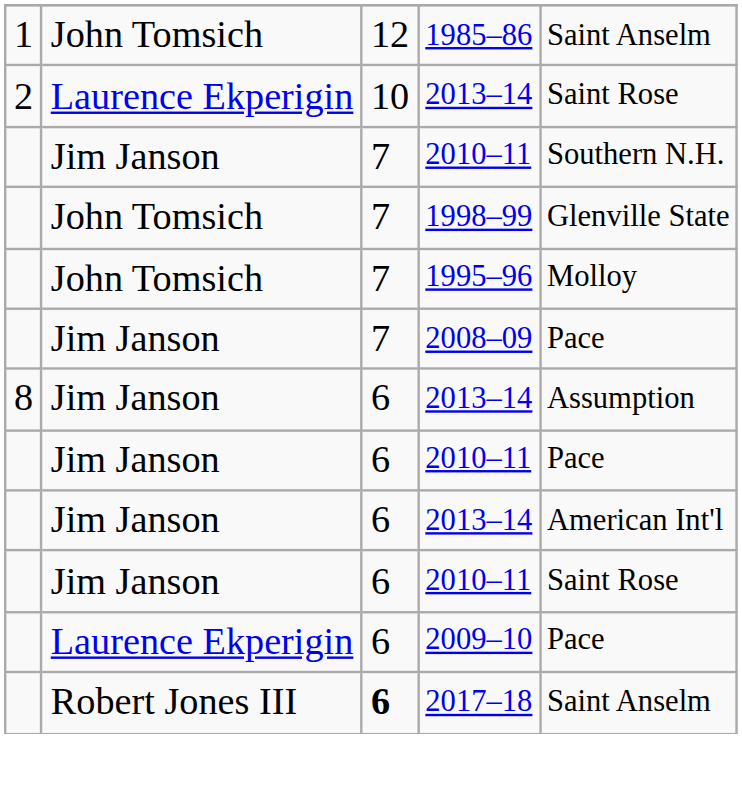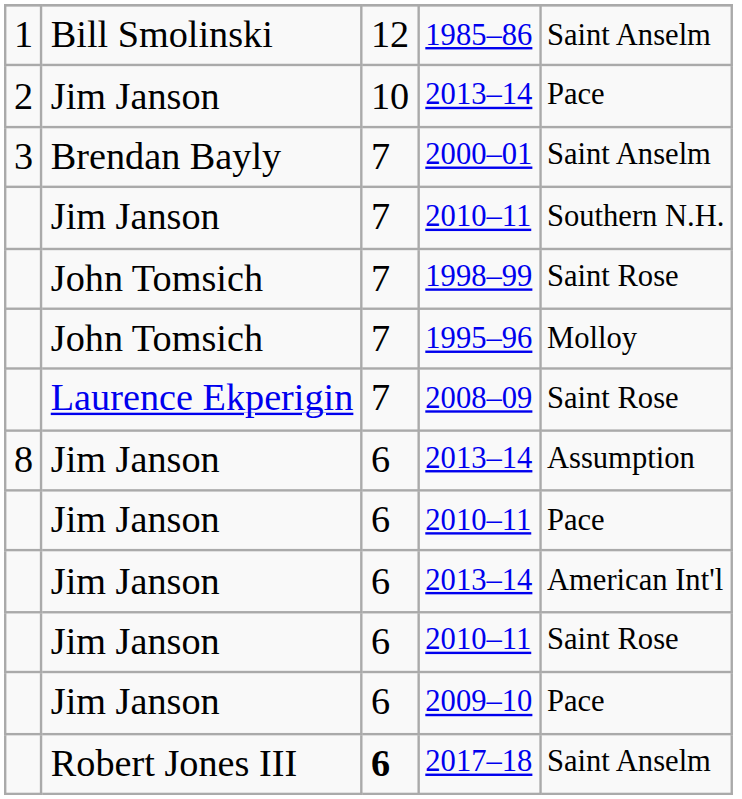(157, 34) John Tomsich -> (162, 34) Bill Smolinski
(202, 95) Laurence Ekperigin -> (135, 95) Jim Janson
(613, 95) Saint Rose -> (576, 95) Pace
+ row: (24, 156)
(638, 216) Glenville State -> (613, 277) Saint Rose
(135, 338) Jim Janson -> (202, 398) Laurence Ekperigin
(576, 338) Pace -> (613, 398) Saint Rose
(202, 641) Laurence Ekperigin -> (135, 701) Jim Janson
